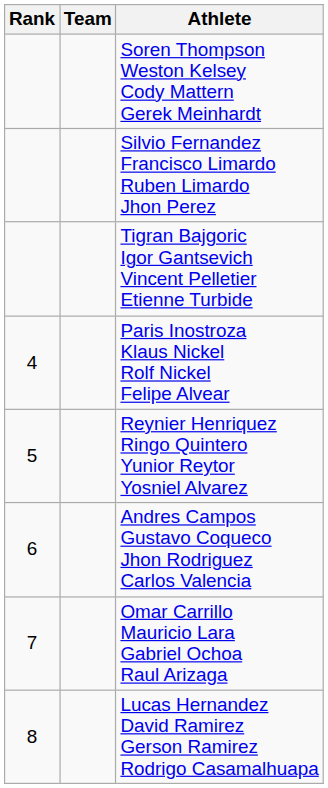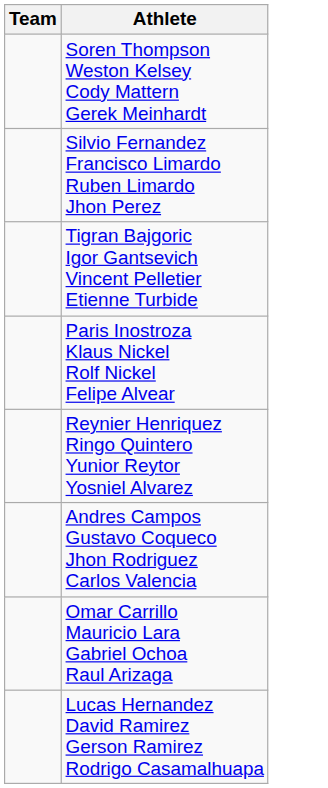- column: (32, 19)
